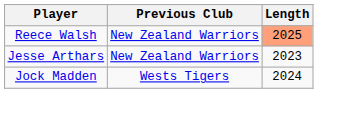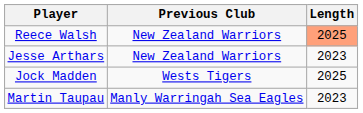(287, 77) 2024 -> (332, 77) 2025
+ row: (56, 98)
